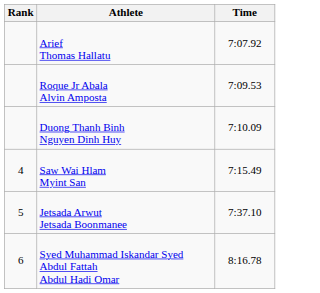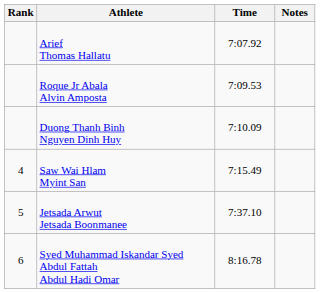+ column: (295, 13)
